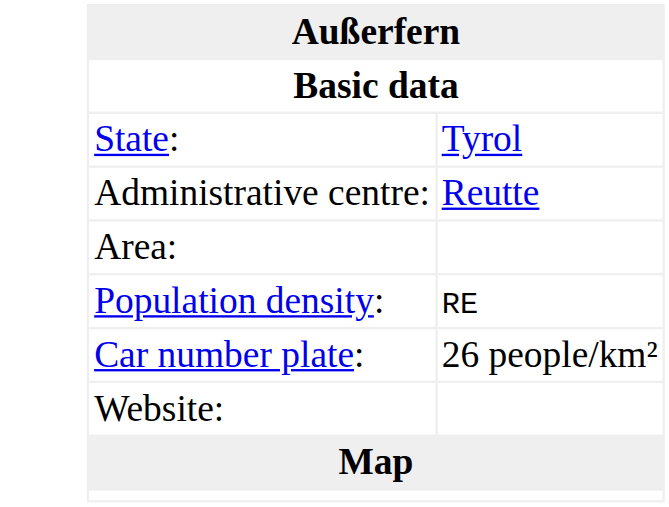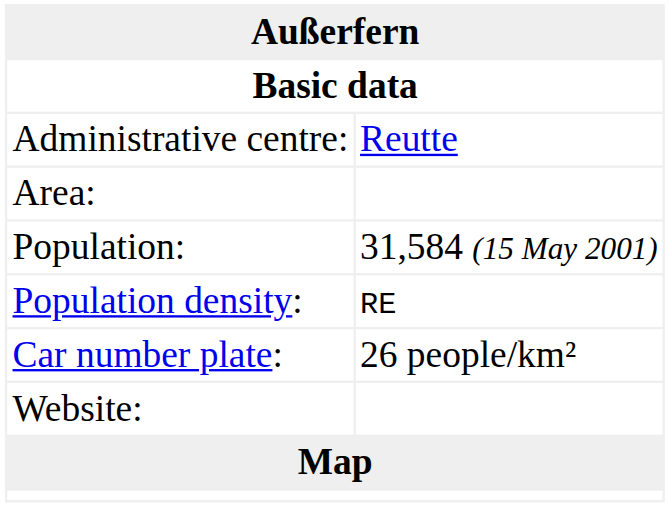- row: (137, 139)
+ row: (99, 246)
